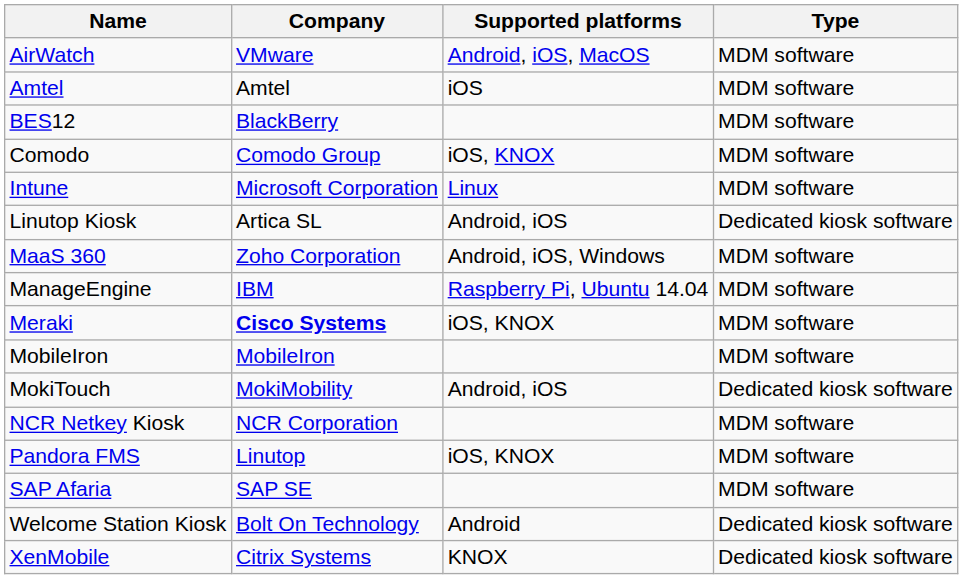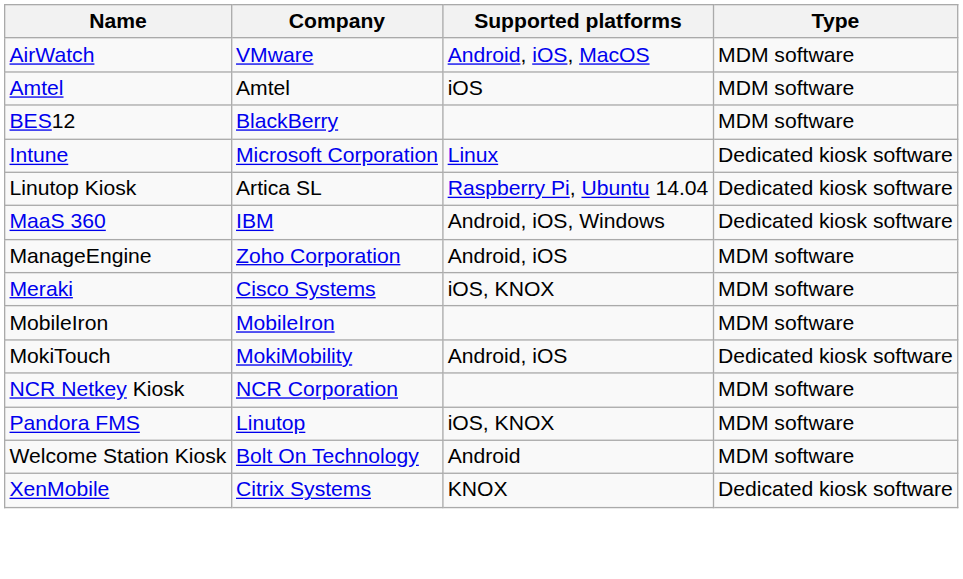- row: (49, 155)
(786, 188) MDM software -> (835, 155) Dedicated kiosk software
(508, 222) Android, iOS -> (578, 188) Raspberry Pi, Ubuntu 14.04
(318, 255) Zoho Corporation -> (255, 222) IBM
(786, 255) MDM software -> (835, 222) Dedicated kiosk software
(255, 289) IBM -> (318, 255) Zoho Corporation
(578, 289) Raspberry Pi, Ubuntu 14.04 -> (508, 255) Android, iOS
(311, 322) bold -> (306, 289) normal
- row: (60, 490)
(835, 523) Dedicated kiosk software -> (786, 456) MDM software
